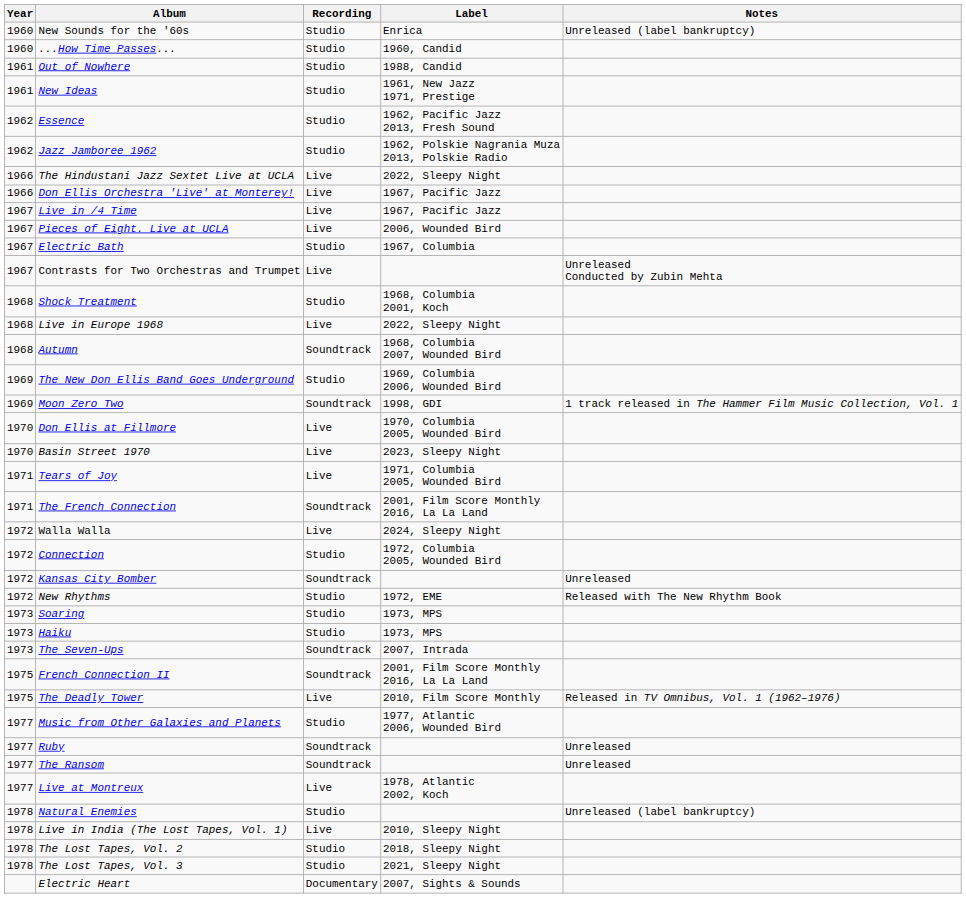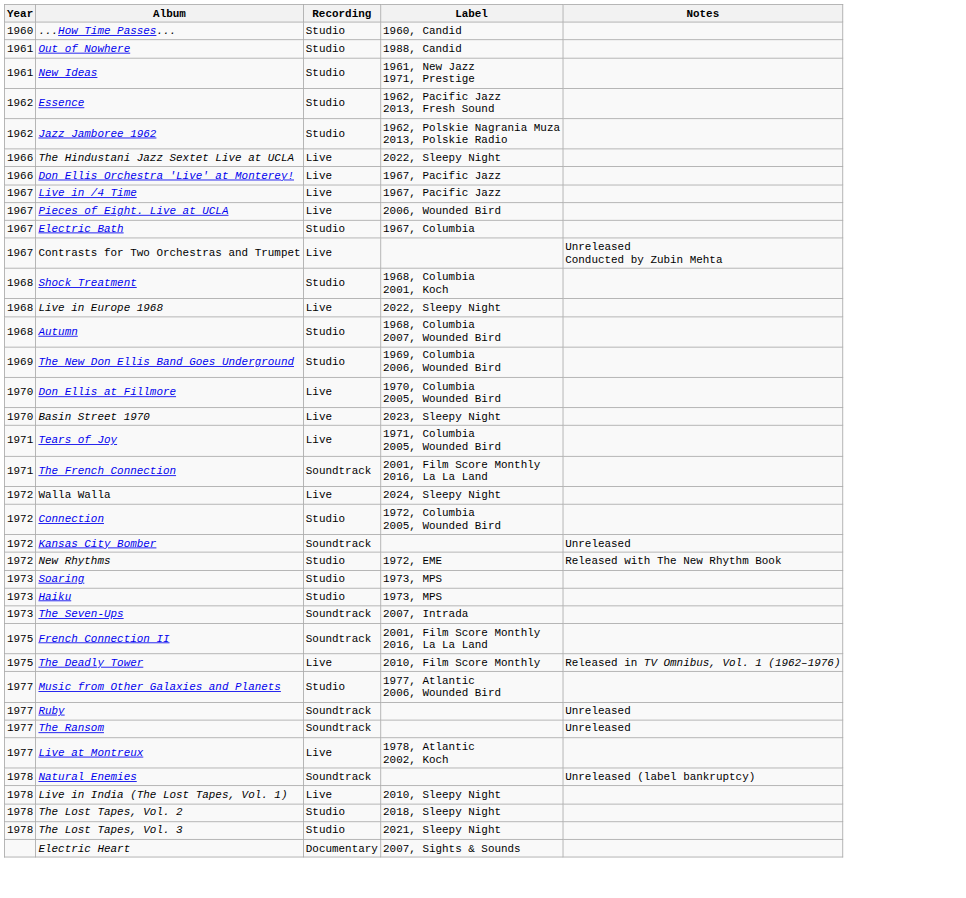- row: (114, 31)
(339, 350) Soundtrack -> (325, 332) Studio
- row: (81, 404)
(325, 813) Studio -> (339, 777) Soundtrack
